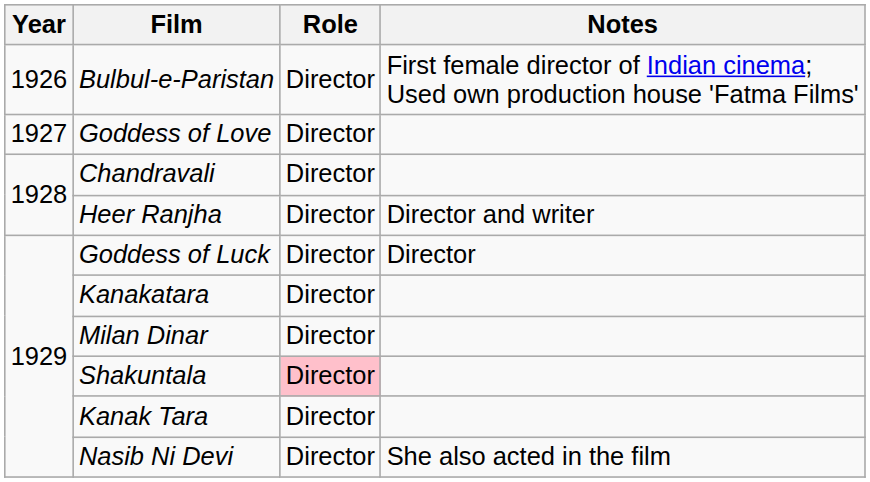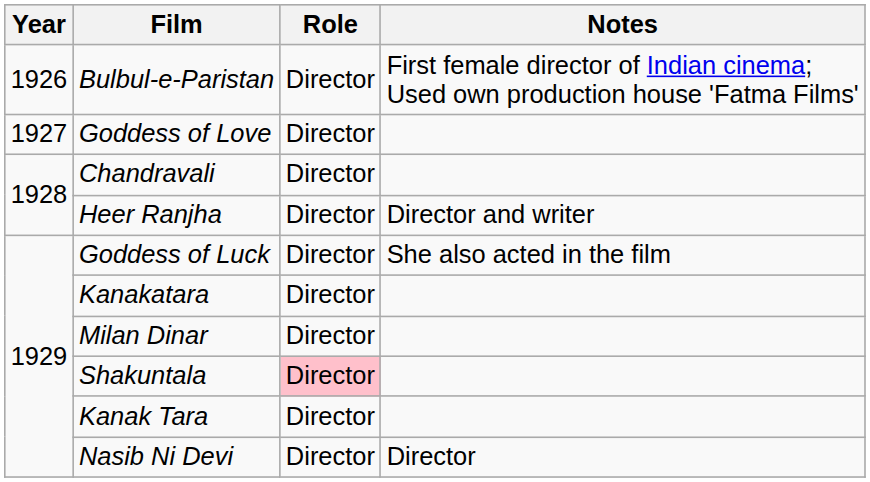(431, 255) Director -> (529, 255) She also acted in the film
(529, 456) She also acted in the film -> (431, 456) Director
